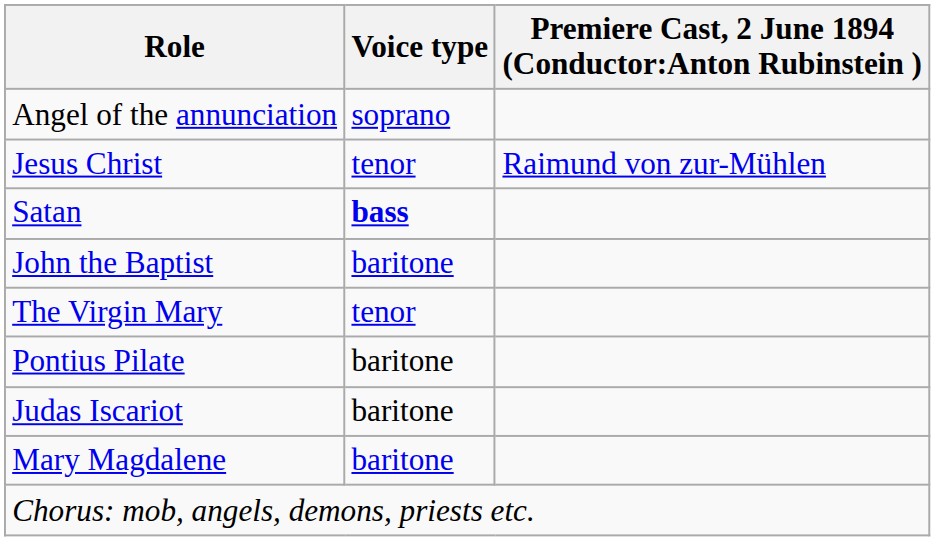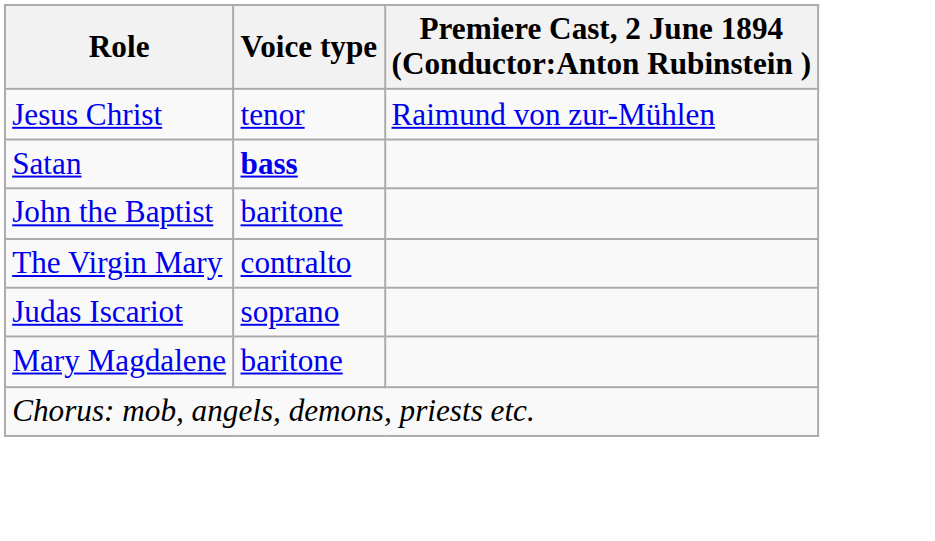- row: (175, 113)
(384, 311) tenor -> (296, 262) contralto
- row: (98, 361)
(403, 410) baritone -> (290, 311) soprano
